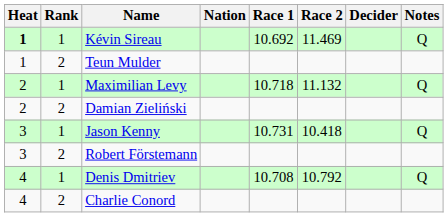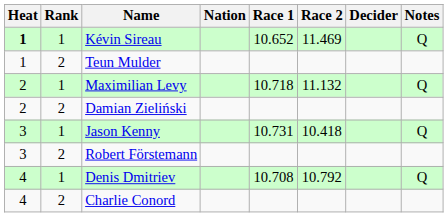(273, 39) 10.692 -> (273, 39) 10.652
